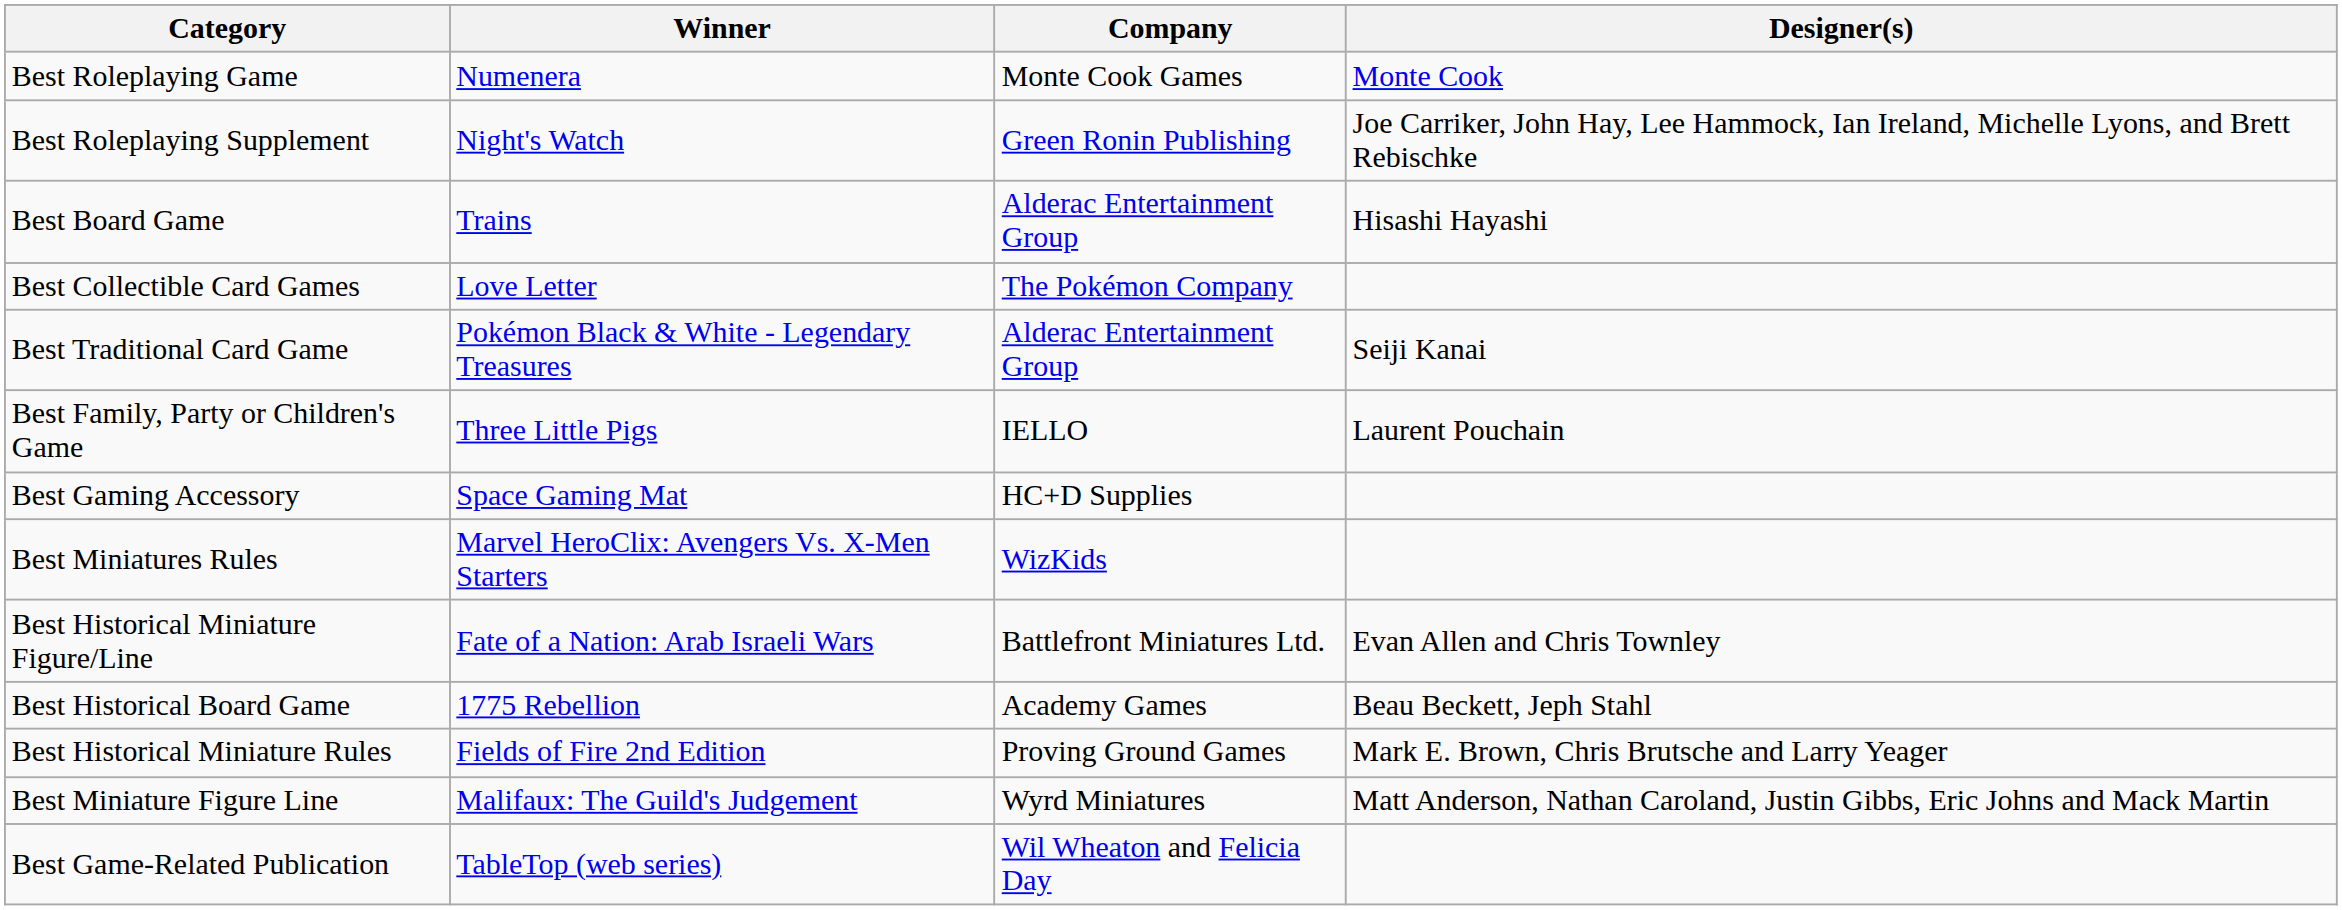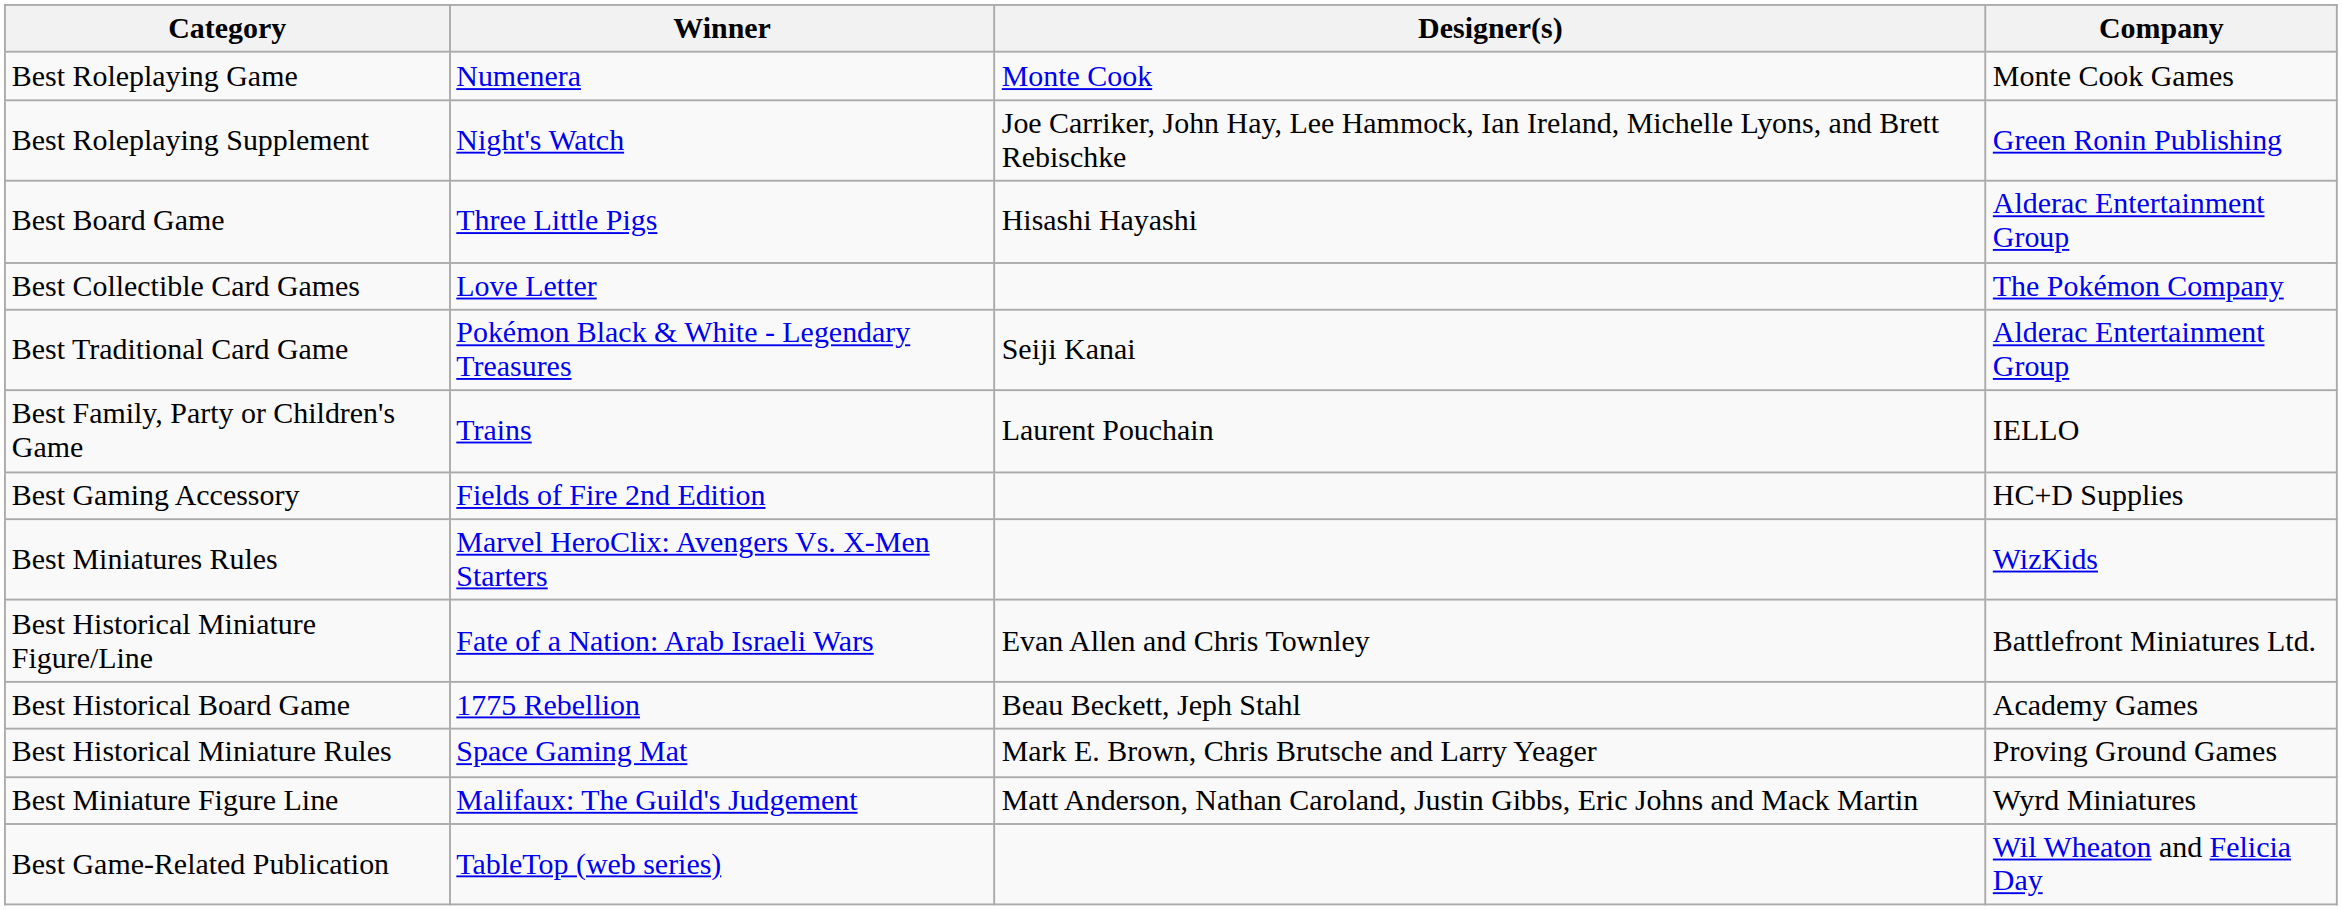columns swapped: (1170, 28) <-> (1841, 28)
(494, 221) Trains -> (557, 221) Three Little Pigs
(557, 430) Three Little Pigs -> (494, 430) Trains
(572, 495) Space Gaming Mat -> (611, 495) Fields of Fire 2nd Edition
(611, 752) Fields of Fire 2nd Edition -> (572, 752) Space Gaming Mat
